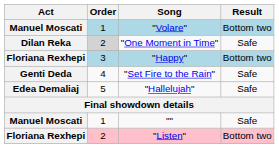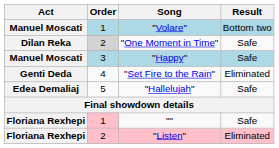(46, 58) Floriana Rexhepi -> (46, 58) Manuel Moscati
(247, 58) Bottom two -> (247, 58) Safe
(247, 74) Safe -> (247, 74) Eliminated
(46, 120) Manuel Moscati -> (46, 120) Floriana Rexhepi
(103, 120) no background -> (103, 120) pink background
(247, 136) Bottom two -> (247, 136) Eliminated
